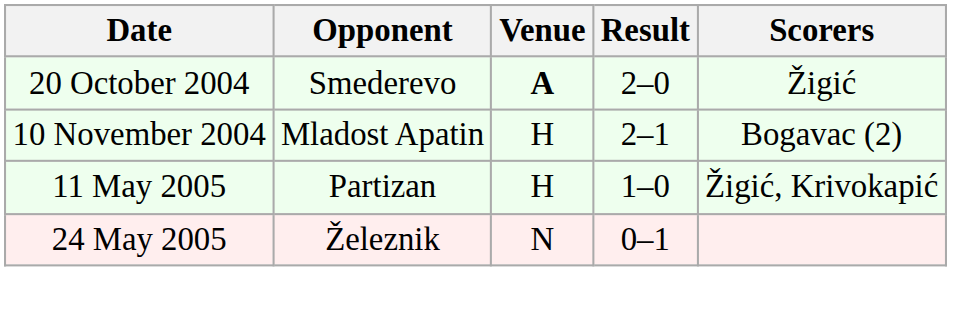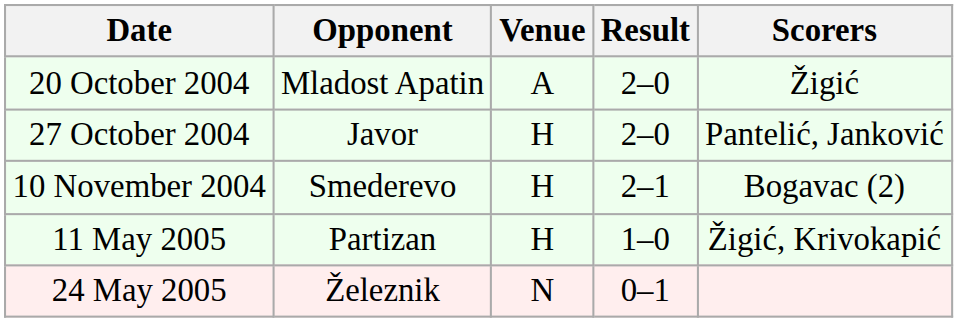(383, 82) Smederevo -> (383, 82) Mladost Apatin
(542, 82) bold -> (542, 82) normal
+ row: (139, 134)
(383, 134) Mladost Apatin -> (383, 186) Smederevo
